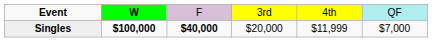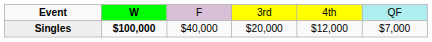(199, 29) bold -> (199, 29) normal
(329, 29) $11,999 -> (329, 29) $12,000
